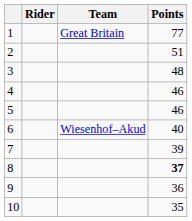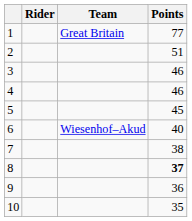(178, 71) 48 -> (178, 71) 46
(178, 110) 46 -> (178, 110) 45
(178, 149) 39 -> (178, 149) 38
